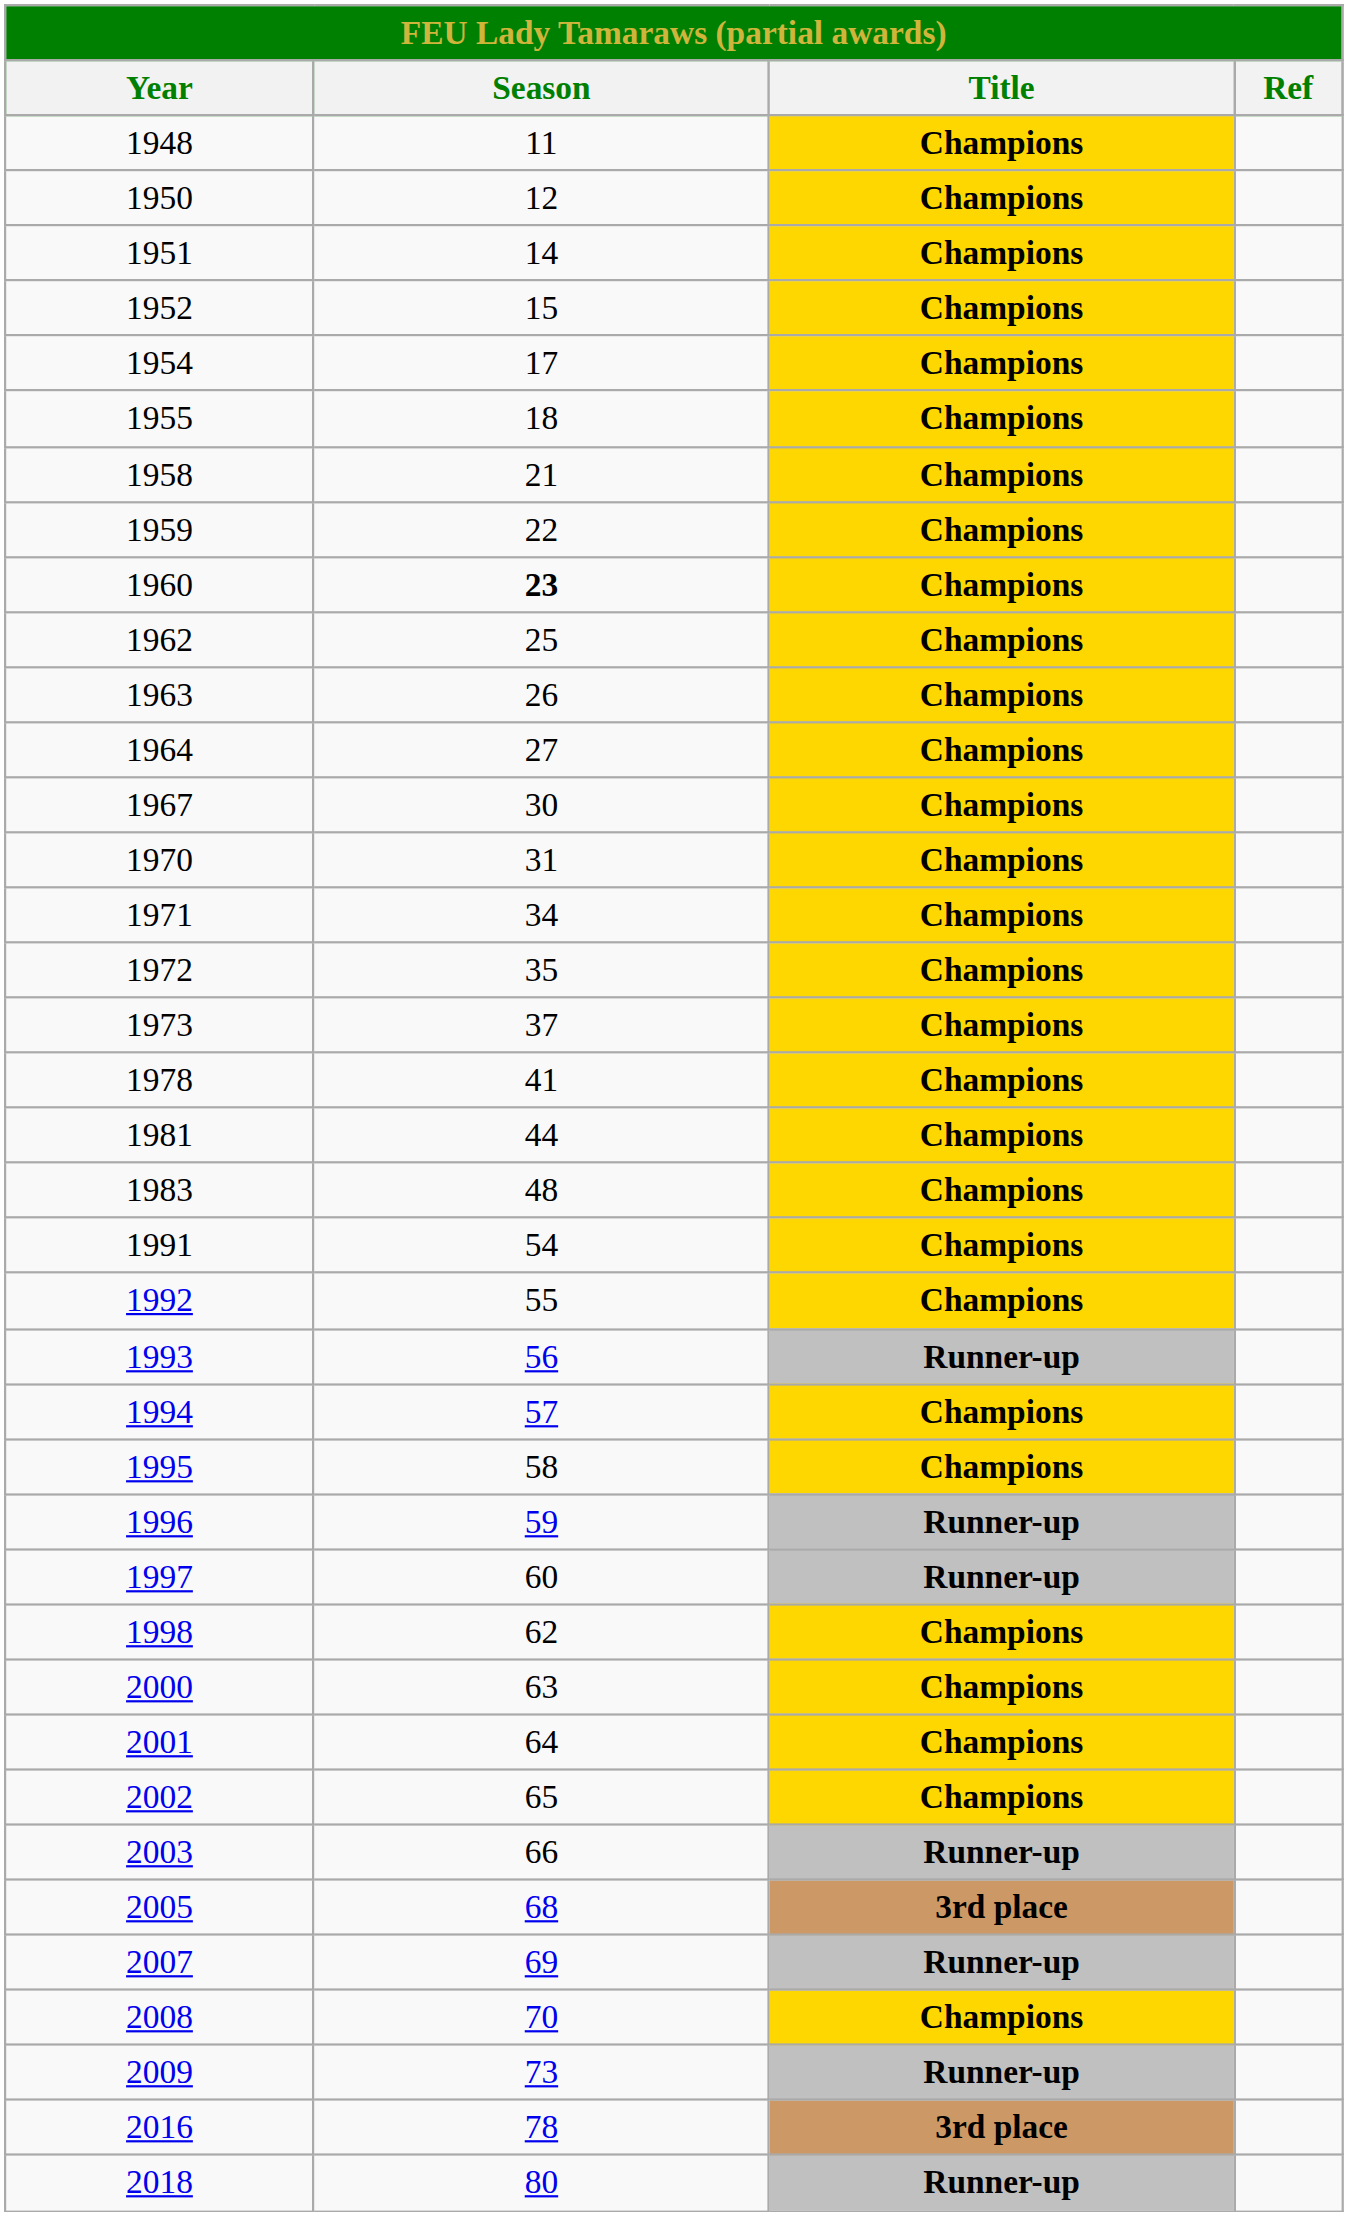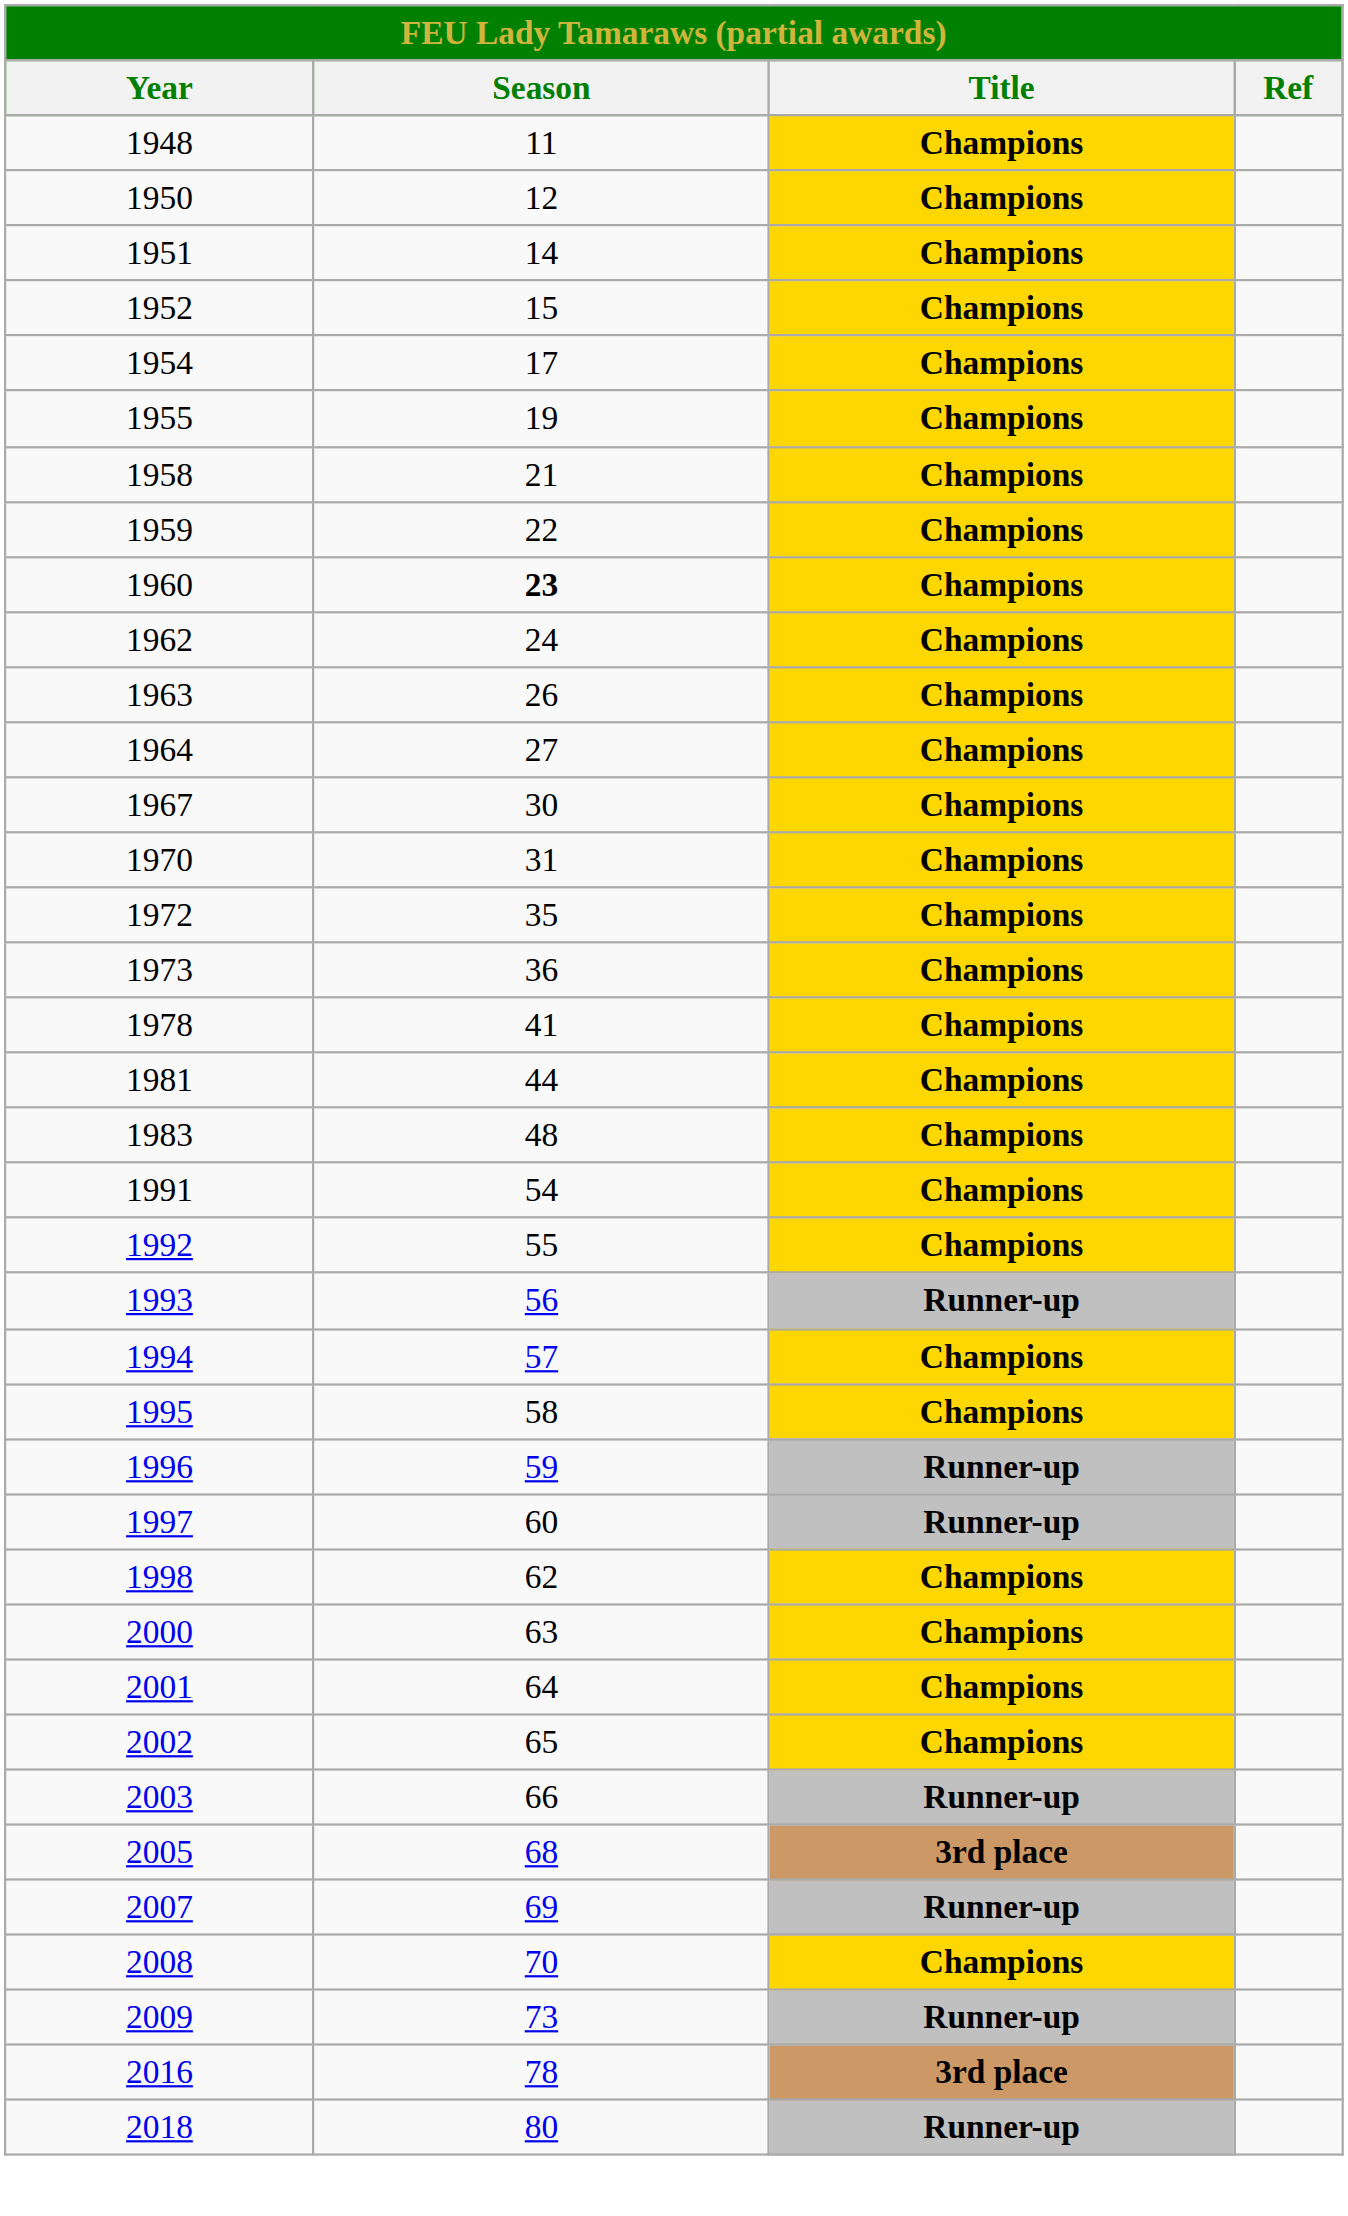(541, 418) 18 -> (541, 418) 19
(541, 638) 25 -> (541, 638) 24
- row: (159, 914)
(541, 1024) 37 -> (541, 969) 36
